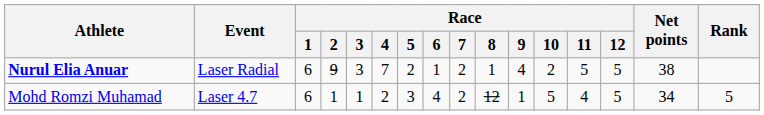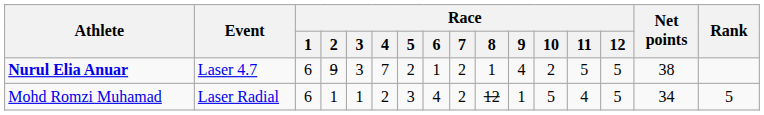(238, 70) Laser Radial -> (228, 70) Laser 4.7
(228, 97) Laser 4.7 -> (238, 97) Laser Radial
